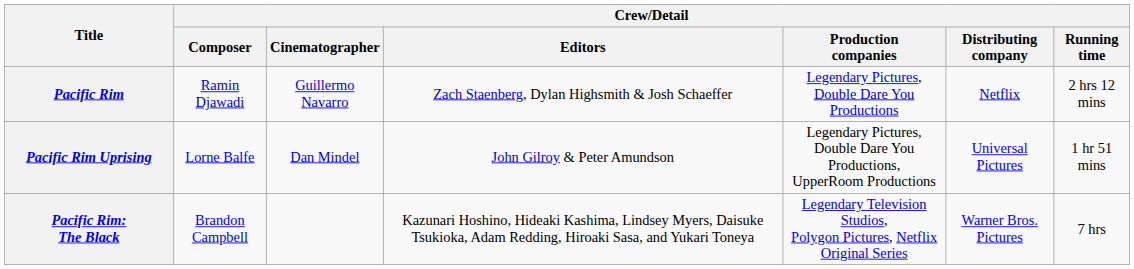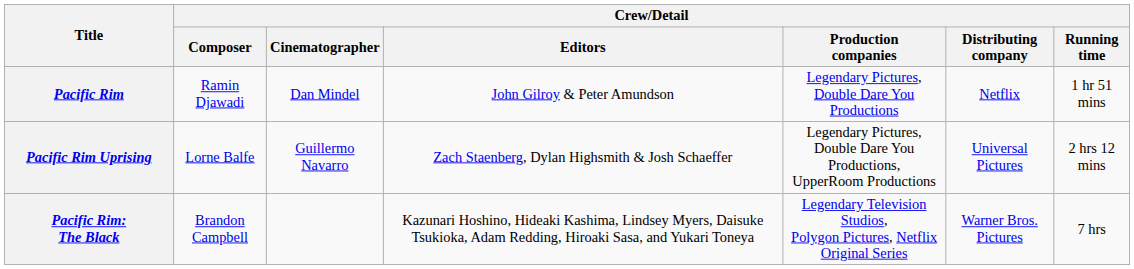(325, 93) Guillermo Navarro -> (325, 93) Dan Mindel
(583, 93) Zach Staenberg, Dylan Highsmith & Josh Schaeffer -> (583, 93) John Gilroy & Peter Amundson
(1092, 93) 2 hrs 12 mins -> (1092, 93) 1 hr 51 mins
(325, 157) Dan Mindel -> (325, 157) Guillermo Navarro
(583, 157) John Gilroy & Peter Amundson -> (583, 157) Zach Staenberg, Dylan Highsmith & Josh Schaeffer
(1092, 157) 1 hr 51 mins -> (1092, 157) 2 hrs 12 mins
